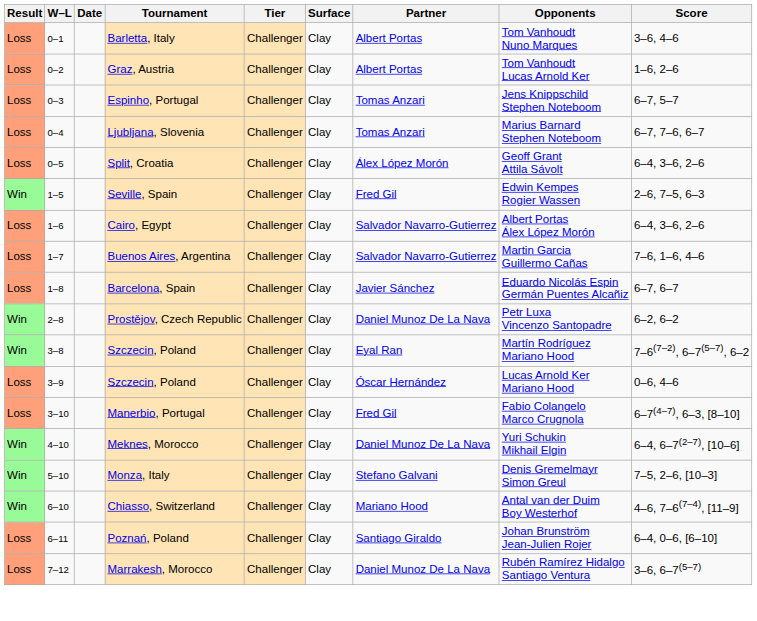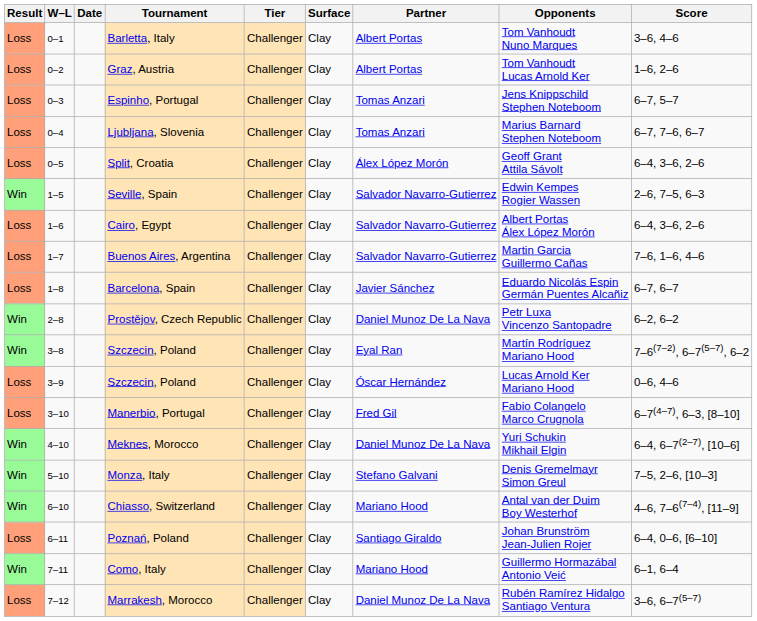(376, 194) Fred Gil -> (426, 194) Salvador Navarro-Gutierrez
+ row: (58, 570)
